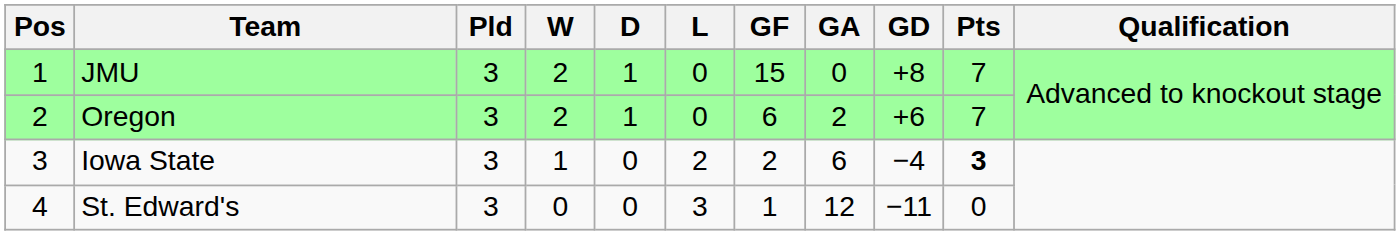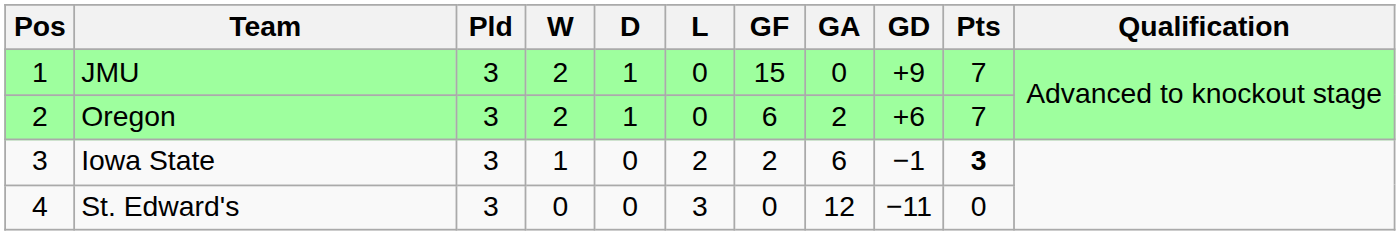(909, 71) +8 -> (909, 71) +9
(909, 161) −4 -> (909, 161) −1
(770, 206) 1 -> (770, 206) 0
